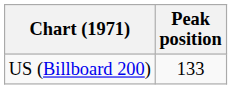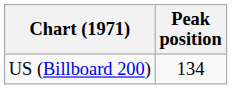(191, 68) 133 -> (191, 68) 134
